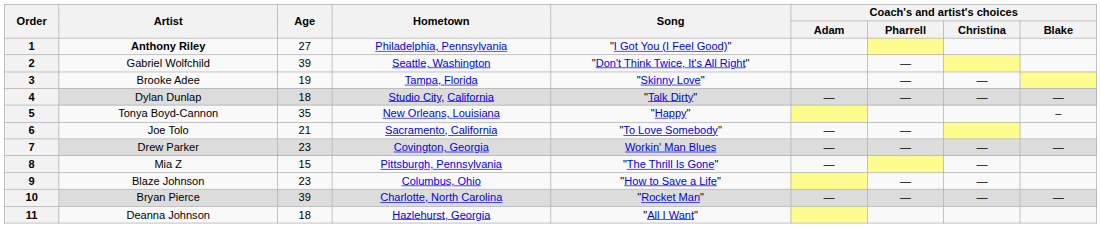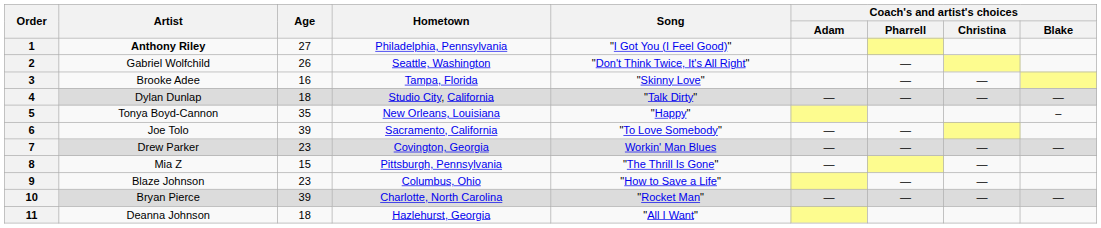(305, 63) 39 -> (305, 63) 26
(305, 80) 19 -> (305, 80) 16
(305, 130) 21 -> (305, 130) 39
